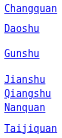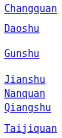rows swapped: (28, 94) <-> (25, 108)
